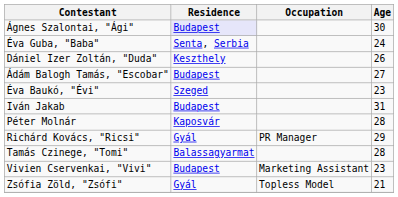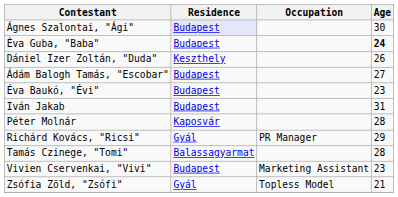(211, 44) Senta, Serbia -> (197, 44) Budapest
(380, 44) normal -> (380, 44) bold
(191, 91) Szeged -> (197, 91) Budapest
